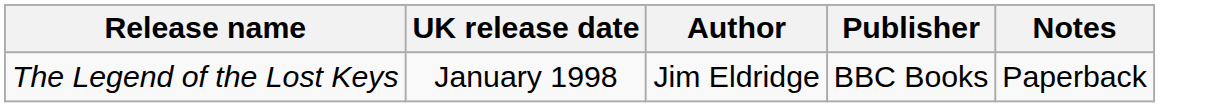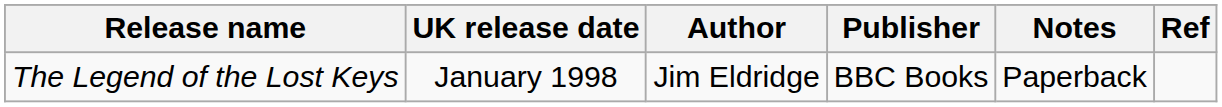+ column: (1185, 28)
